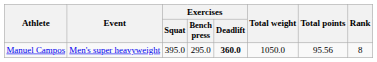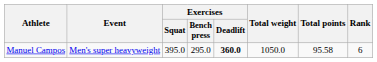(323, 50) 95.56 -> (323, 50) 95.58
(360, 50) 8 -> (360, 50) 6
